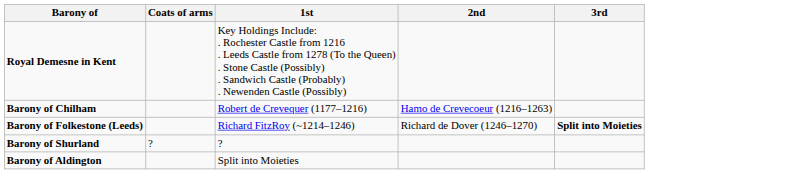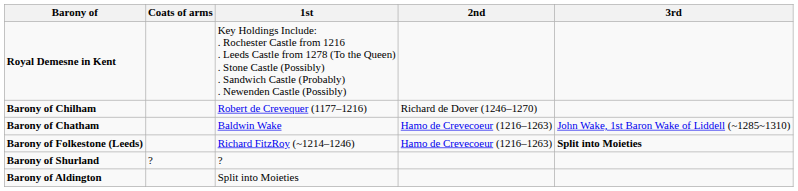(476, 108) Hamo de Crevecoeur (1216–1263) -> (469, 108) Richard de Dover (1246–1270)
+ row: (53, 126)
(469, 126) Richard de Dover (1246–1270) -> (476, 143) Hamo de Crevecoeur (1216–1263)
